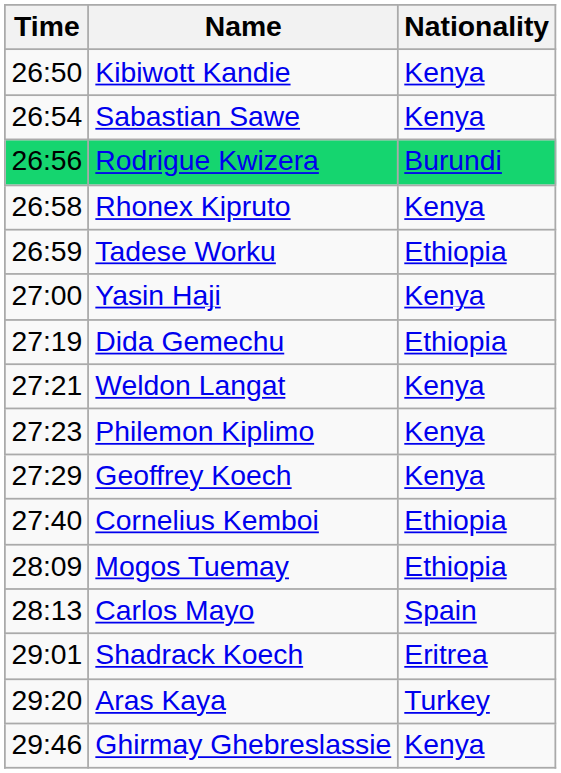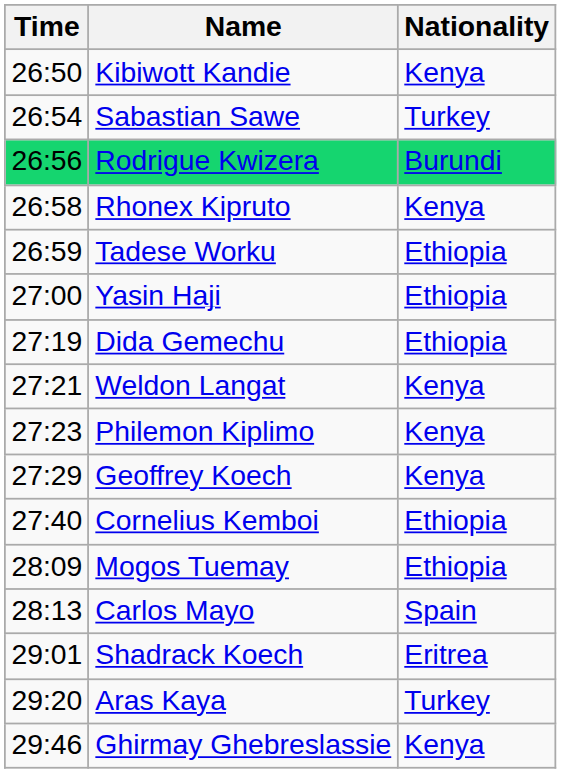(444, 116) Kenya -> (447, 116) Turkey
(444, 296) Kenya -> (455, 296) Ethiopia
